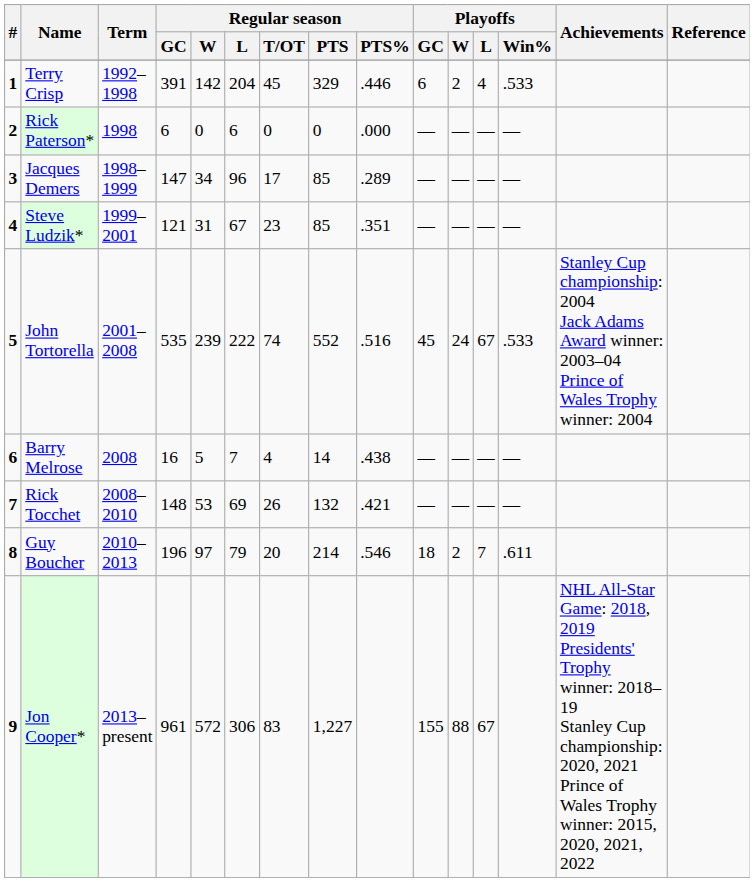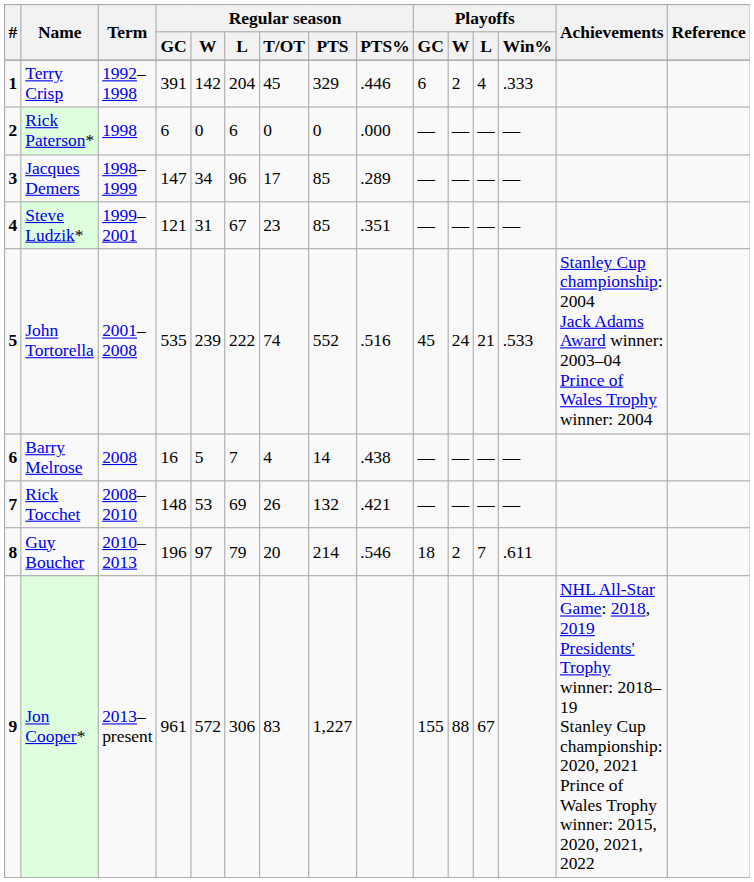(518, 83) .533 -> (518, 83) .333
(486, 341) 67 -> (486, 341) 21
